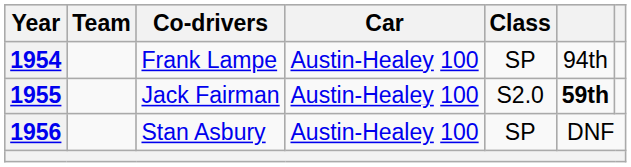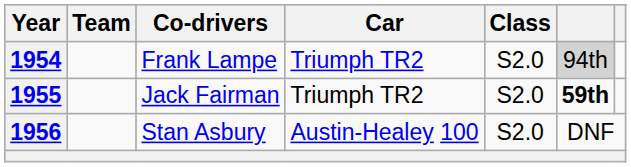(385, 60) Austin-Healey 100 -> (357, 60) Triumph TR2
(520, 60) SP -> (520, 60) S2.0
(585, 60) no background -> (585, 60) lightgrey background
(385, 96) Austin-Healey 100 -> (357, 96) Triumph TR2
(520, 133) SP -> (520, 133) S2.0
